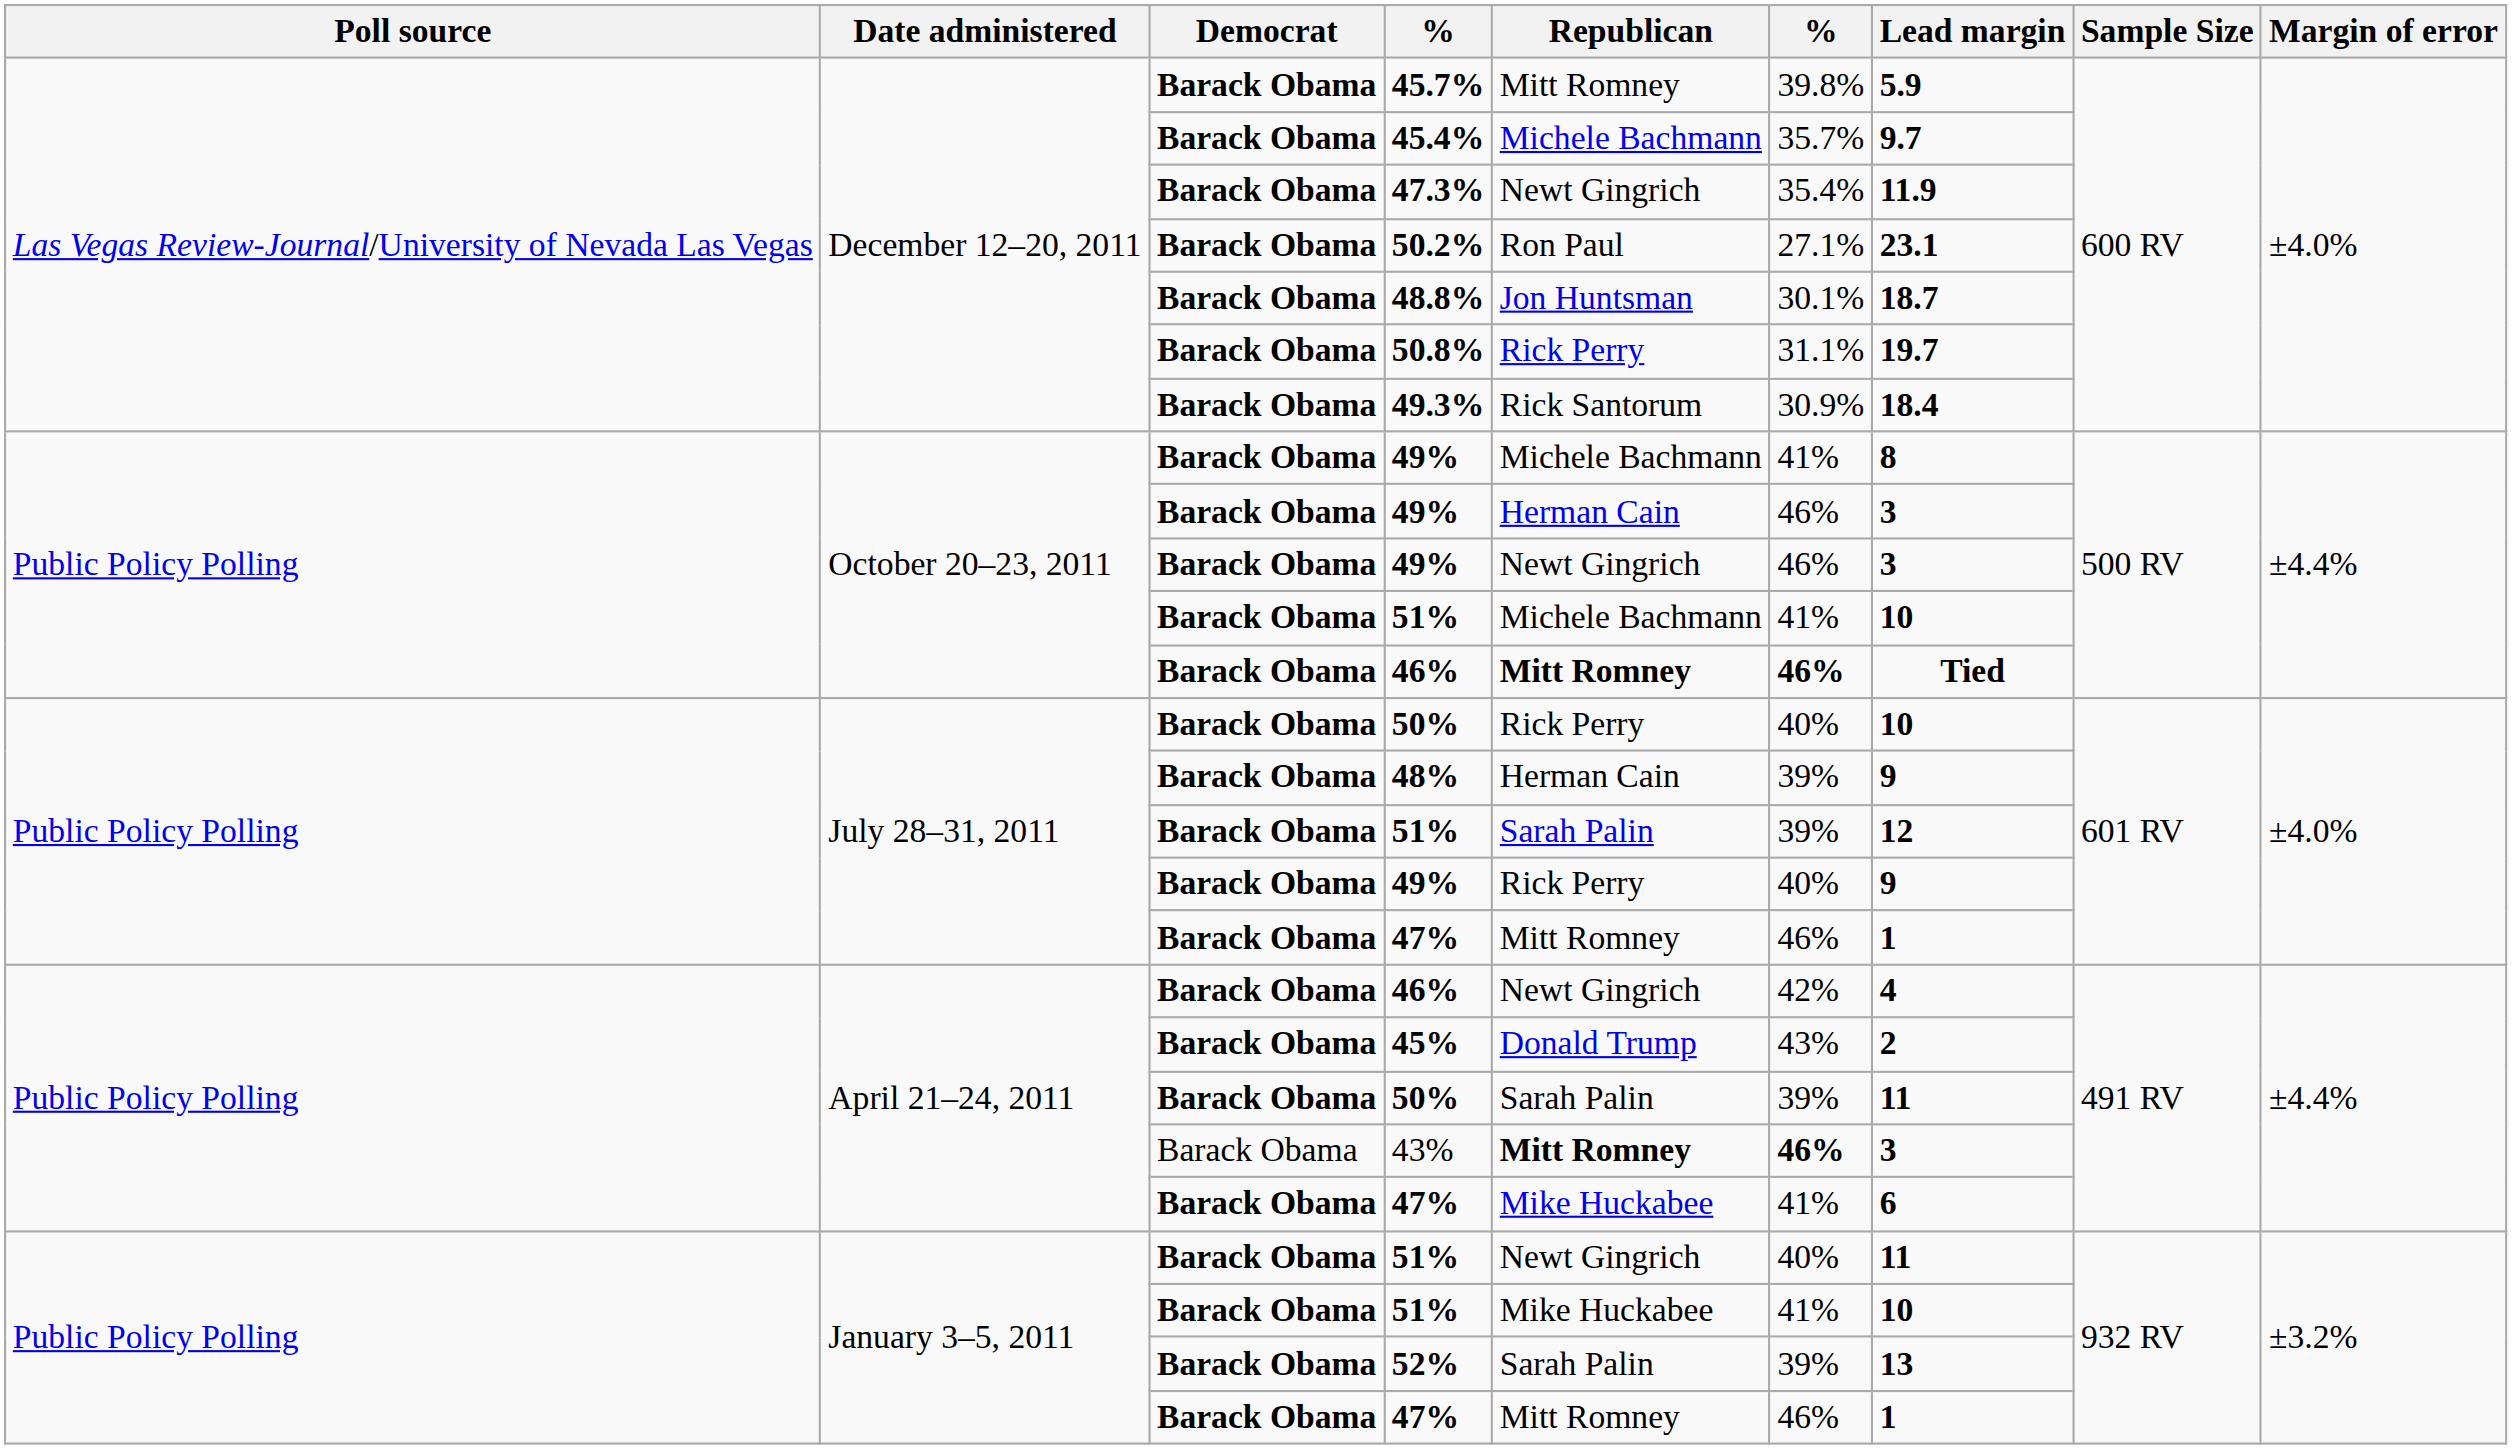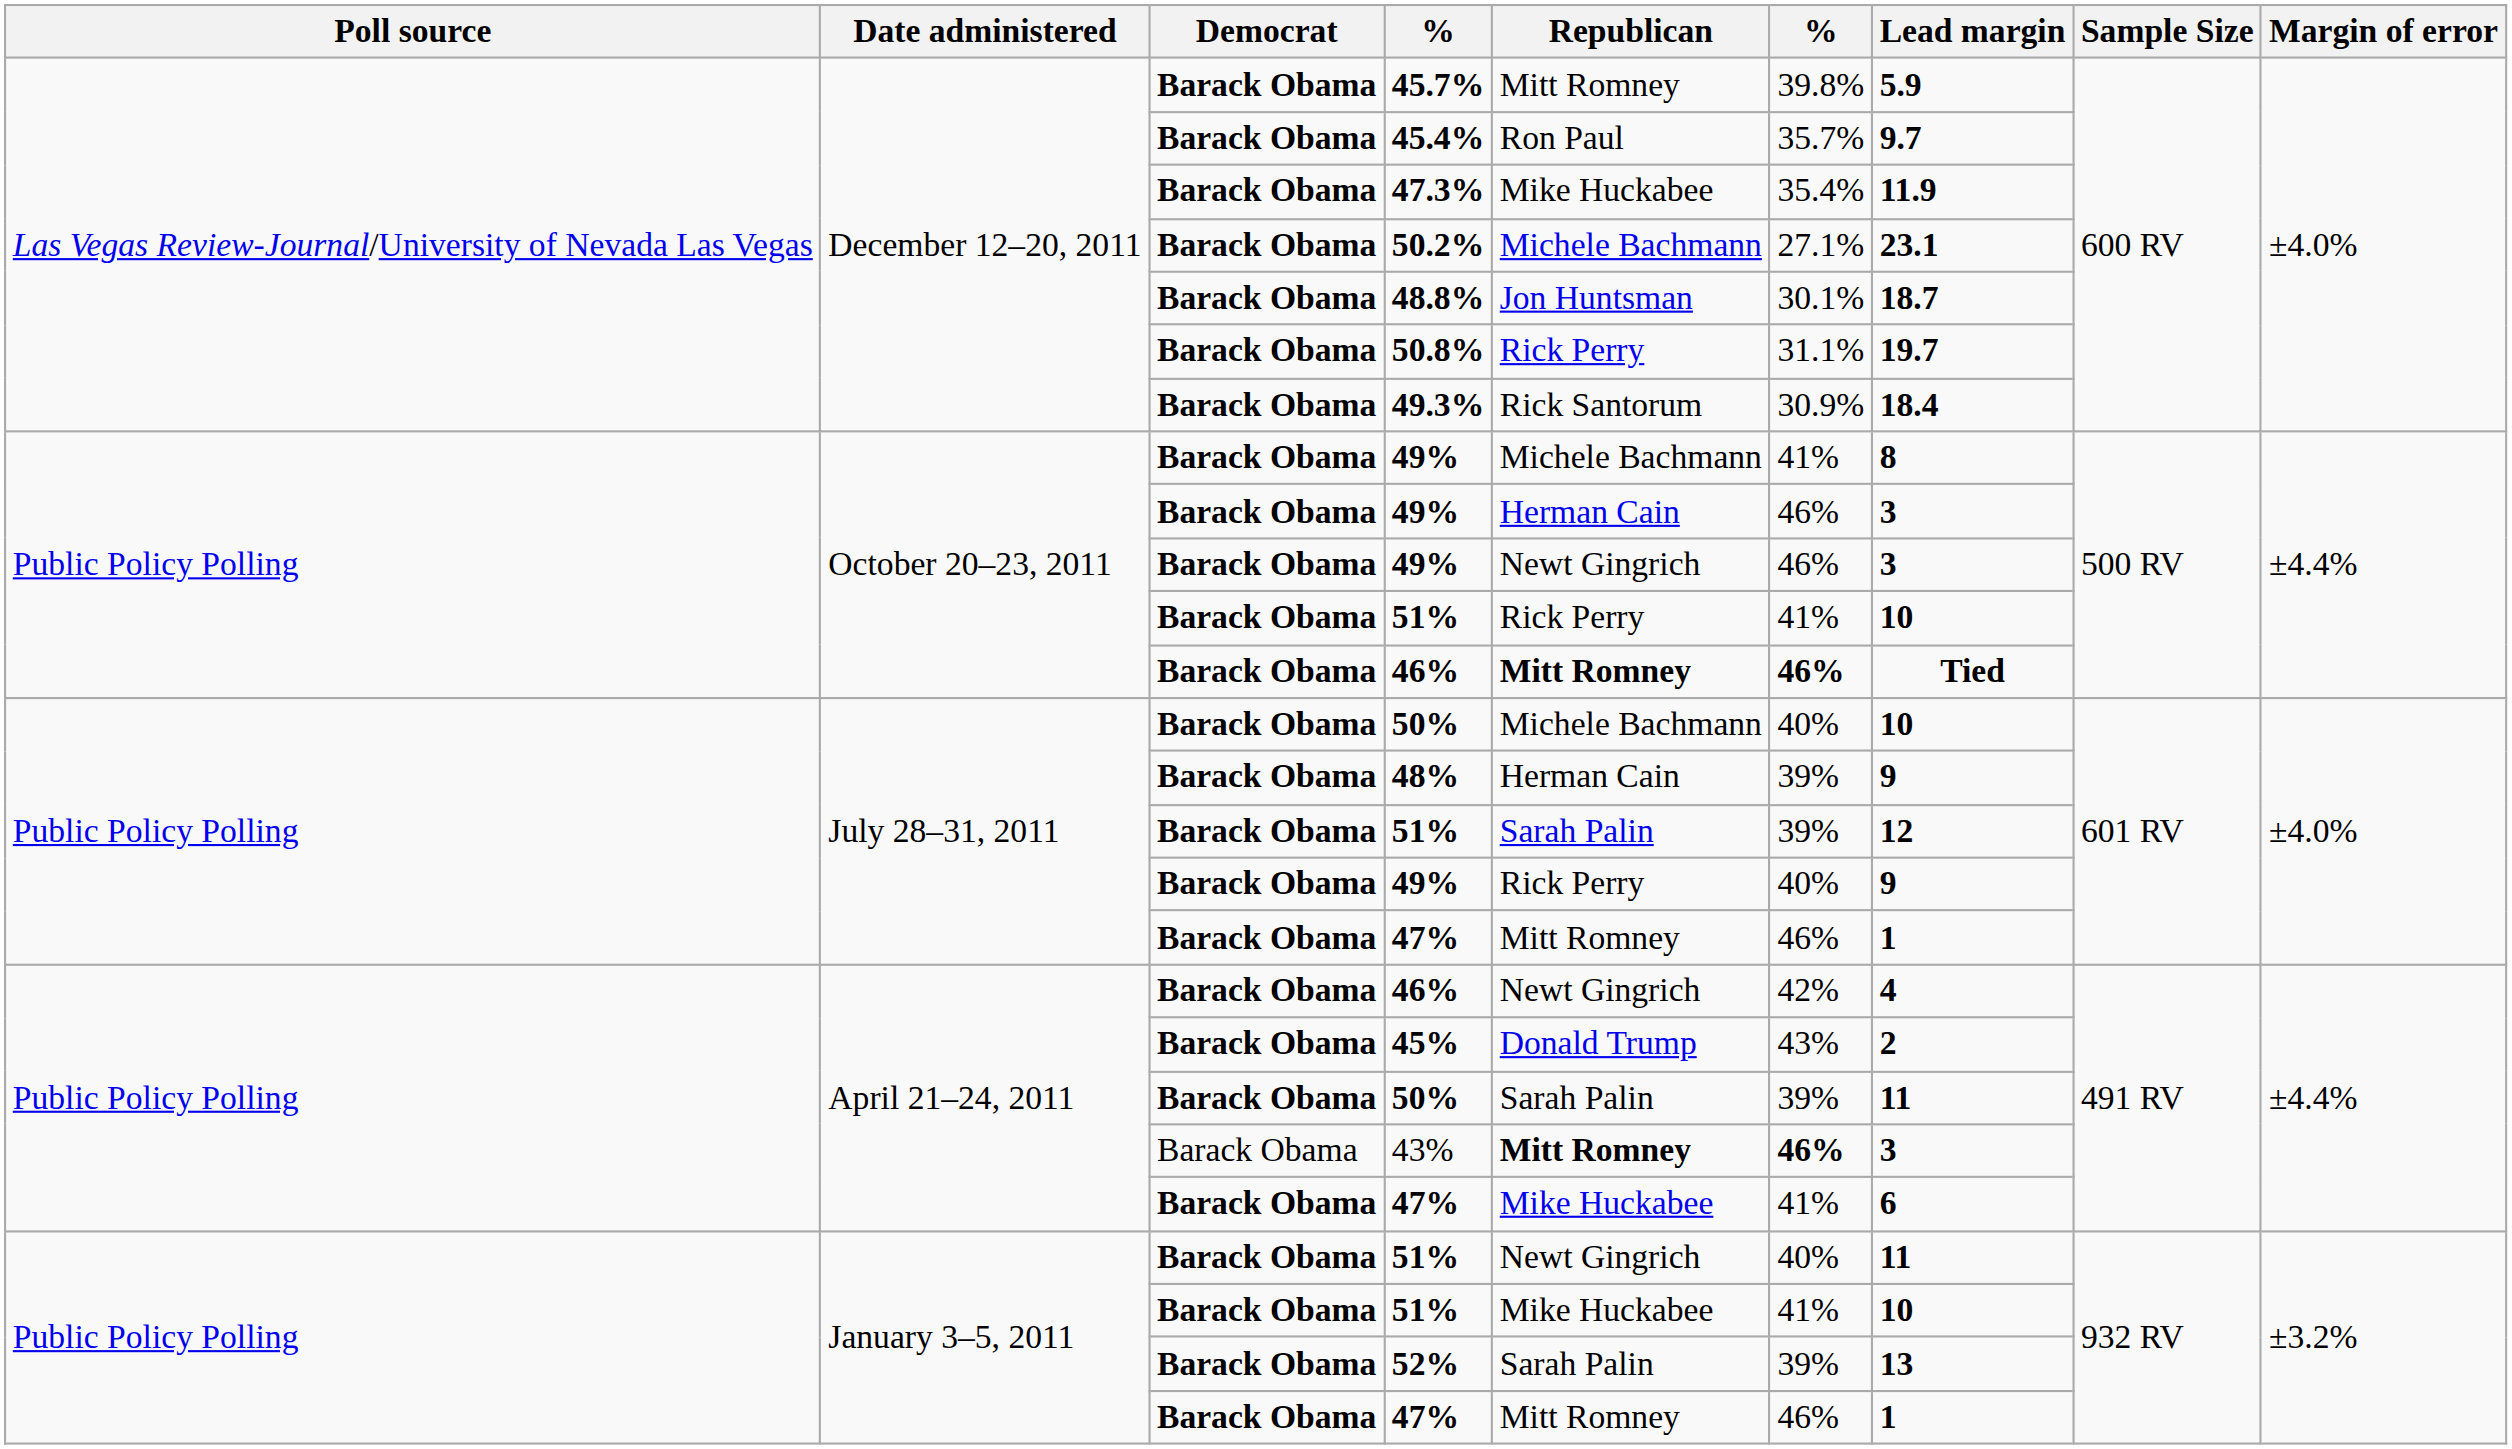(1631, 137) Michele Bachmann -> (1562, 137) Ron Paul
(1600, 191) Newt Gingrich -> (1607, 191) Mike Huckabee
(1562, 244) Ron Paul -> (1631, 244) Michele Bachmann
(1631, 617) Michele Bachmann -> (1572, 617) Rick Perry
(1572, 723) Rick Perry -> (1631, 723) Michele Bachmann
